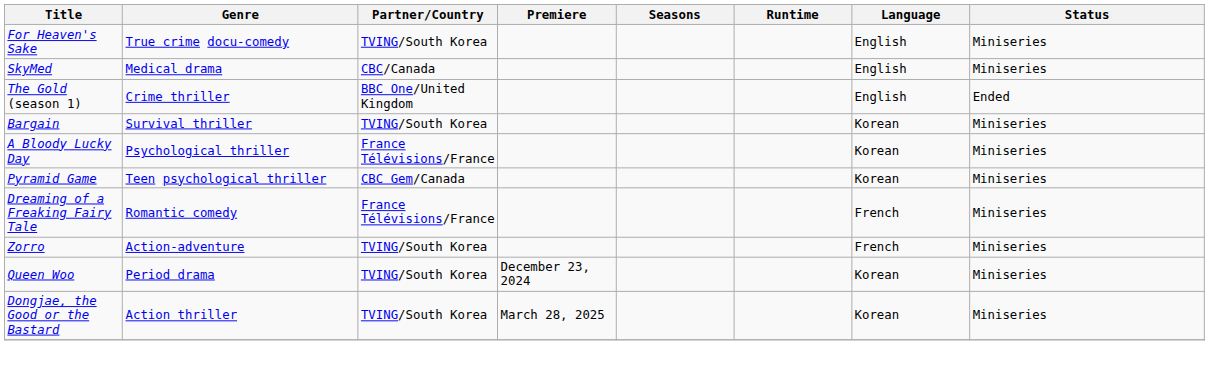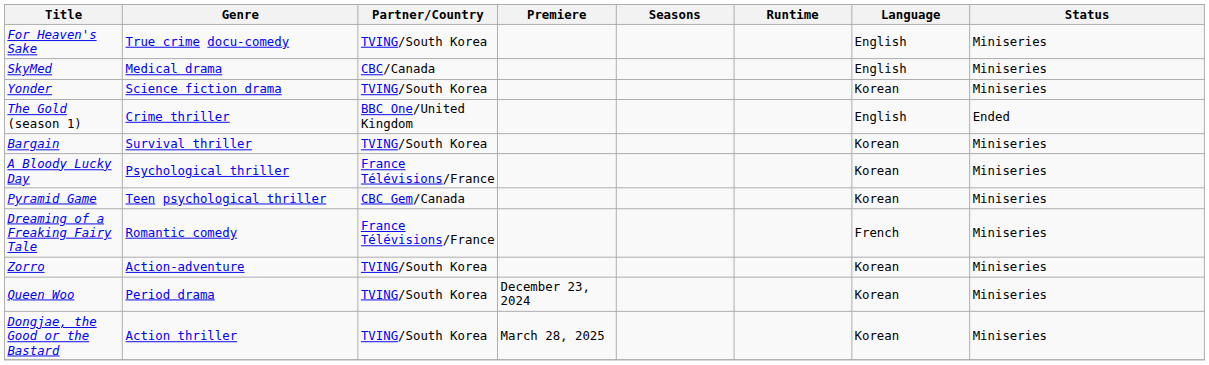+ row: (30, 89)
(877, 247) French -> (877, 267) Korean
